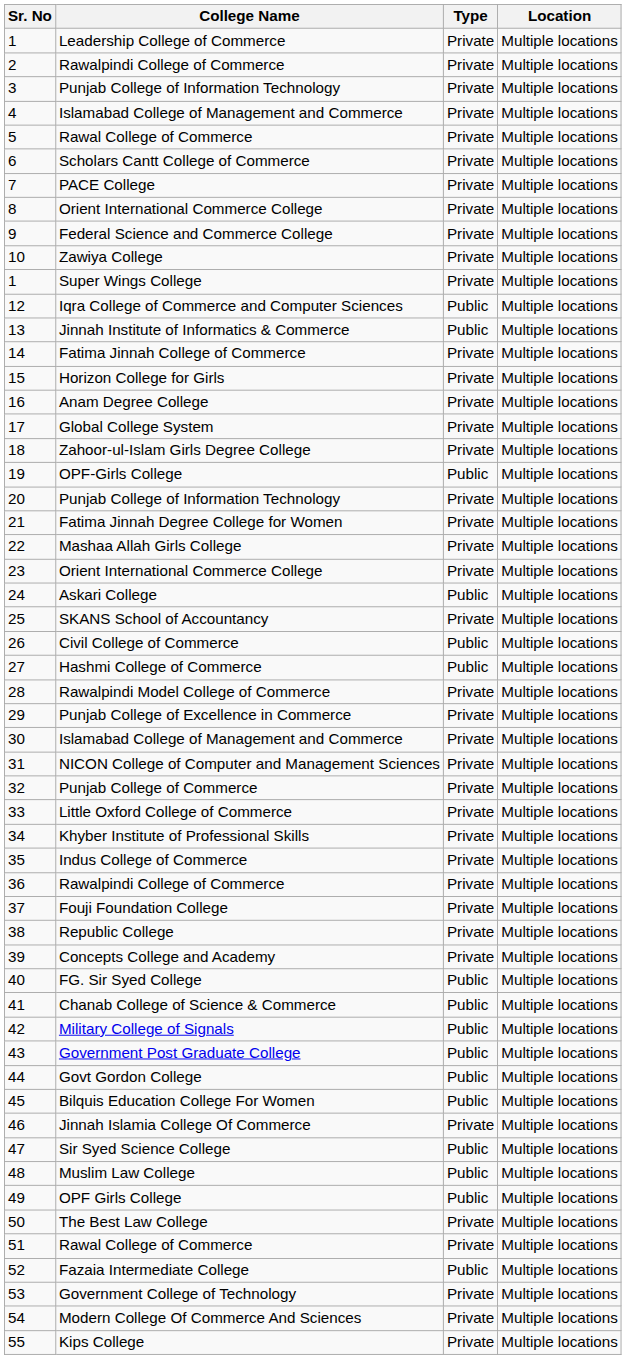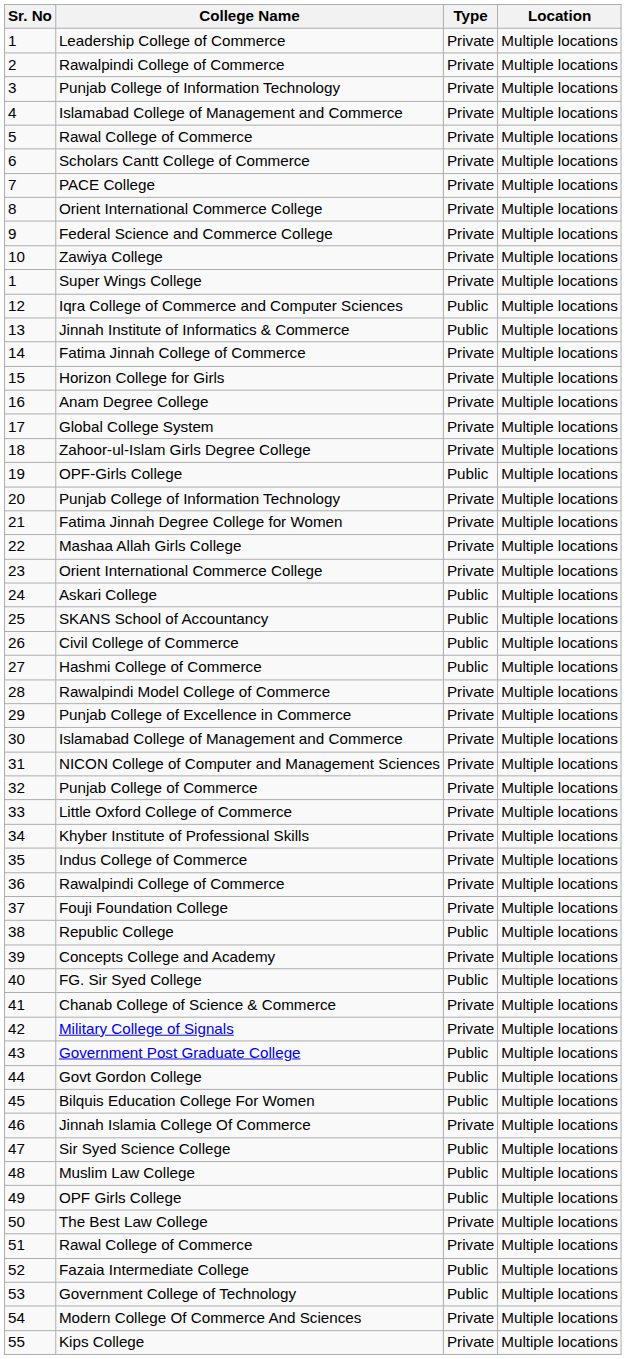(471, 619) Private -> (468, 619) Public
(471, 932) Private -> (468, 932) Public
(468, 1004) Public -> (471, 1004) Private
(468, 1029) Public -> (471, 1029) Private
(471, 1294) Private -> (468, 1294) Public
